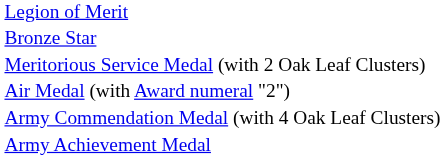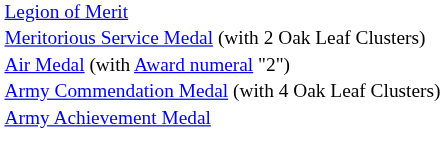- row: (50, 38)
